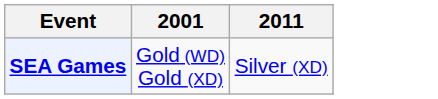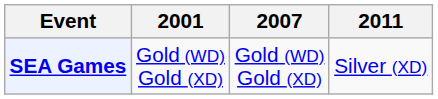+ column: (280, 21)
